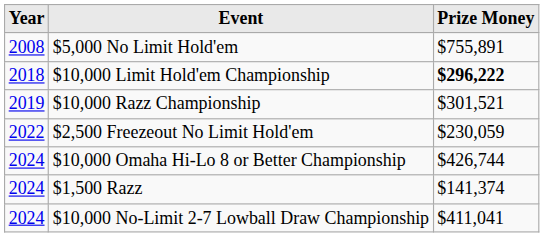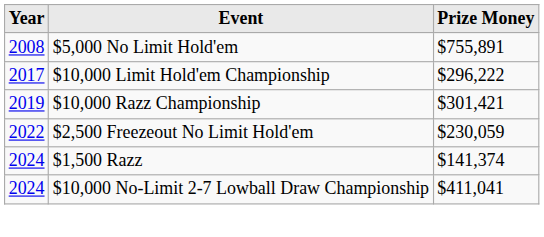(27, 75) 2018 -> (27, 75) 2017
(471, 75) bold -> (471, 75) normal
(471, 103) $301,521 -> (471, 103) $301,421
- row: (229, 160)
